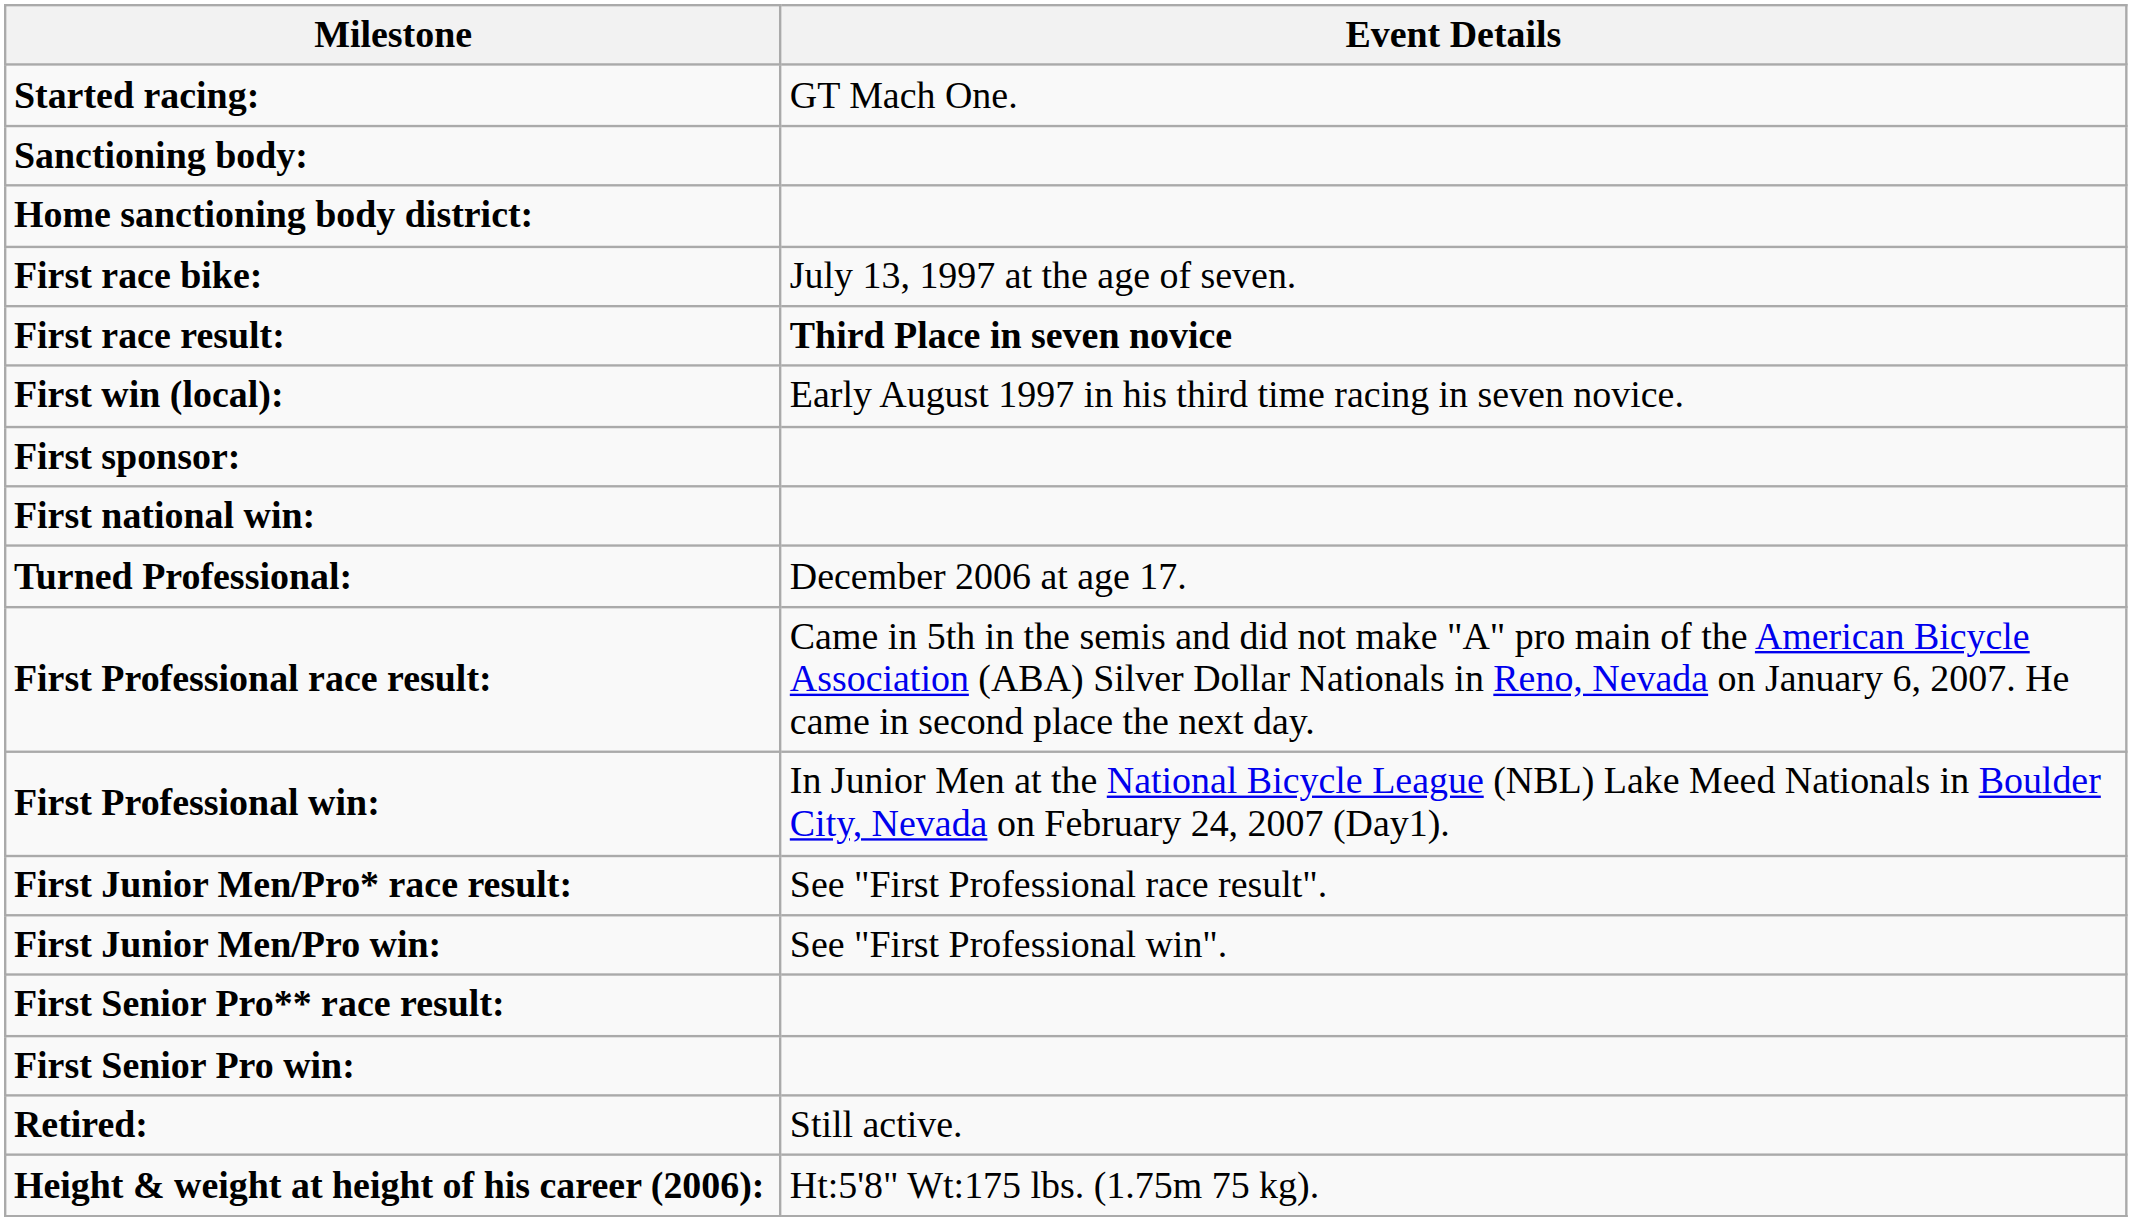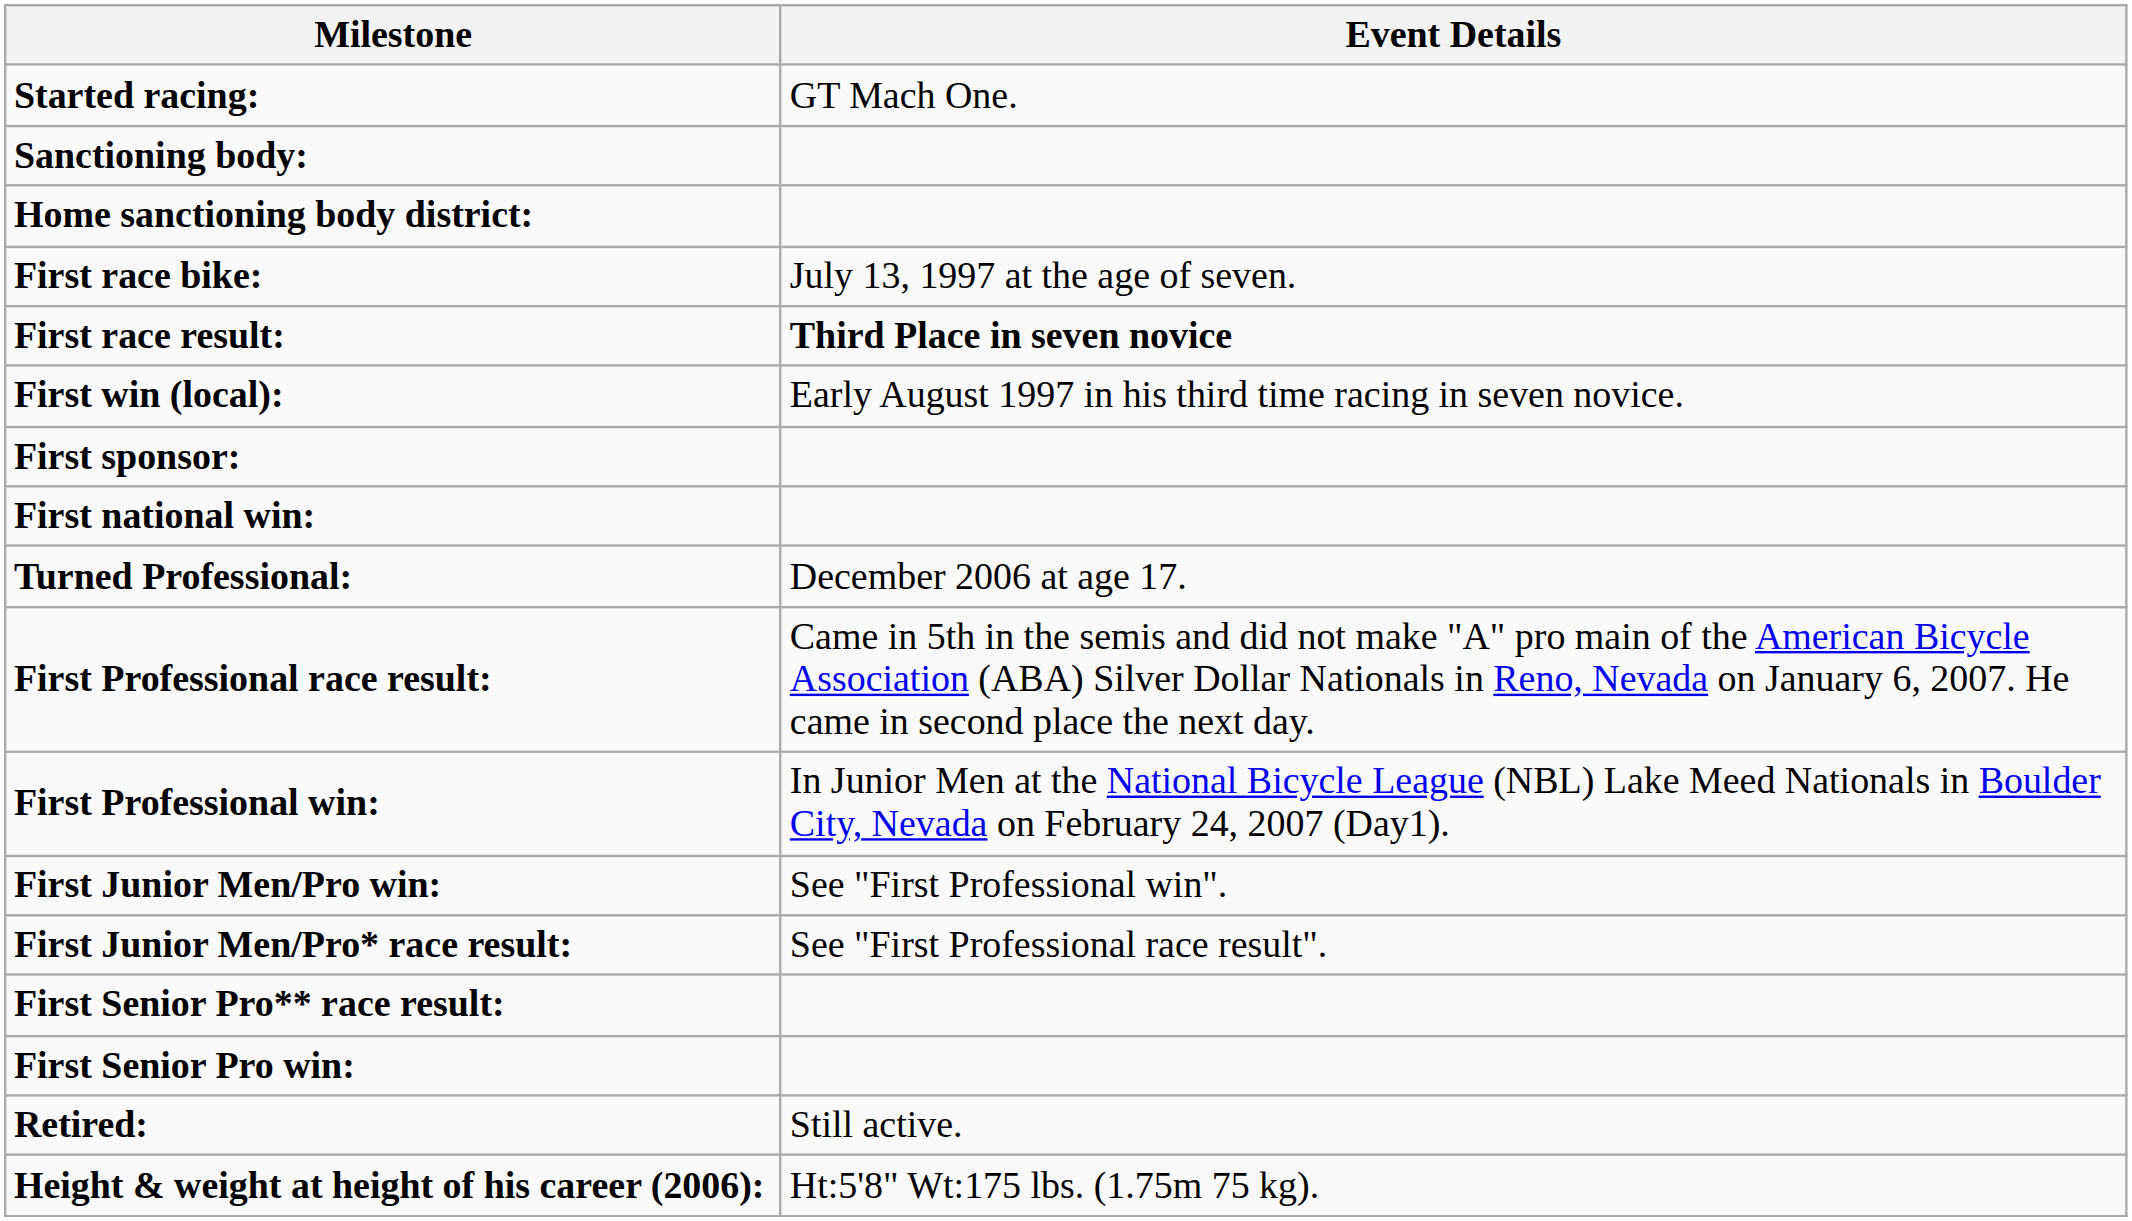rows swapped: (293, 884) <-> (228, 944)
